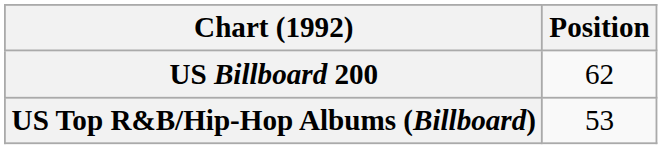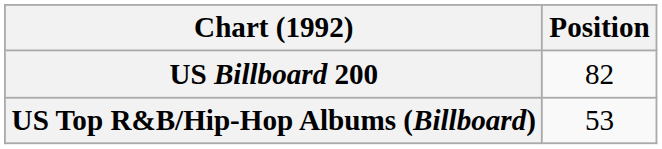(600, 73) 62 -> (600, 73) 82
